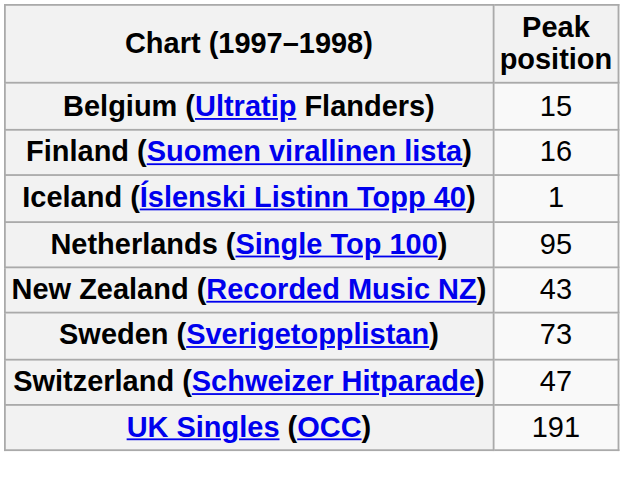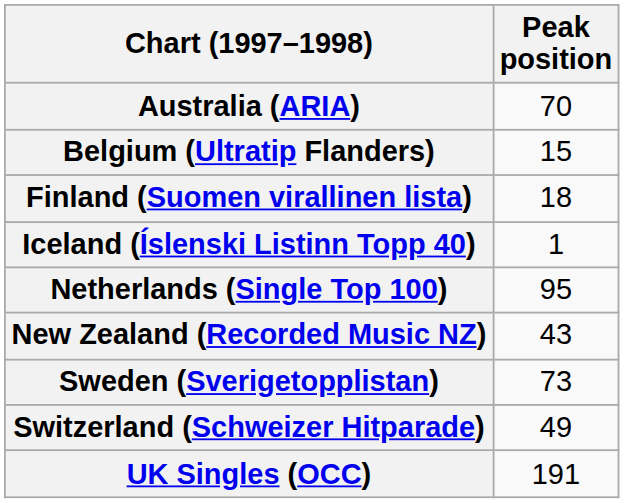+ row: (249, 105)
(556, 151) 16 -> (556, 197) 18
(556, 381) 47 -> (556, 427) 49
